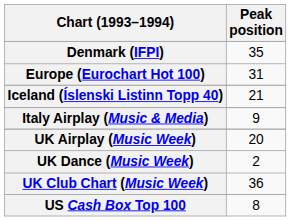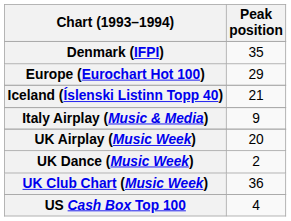(256, 74) 31 -> (256, 74) 29
(256, 205) 8 -> (256, 205) 4
